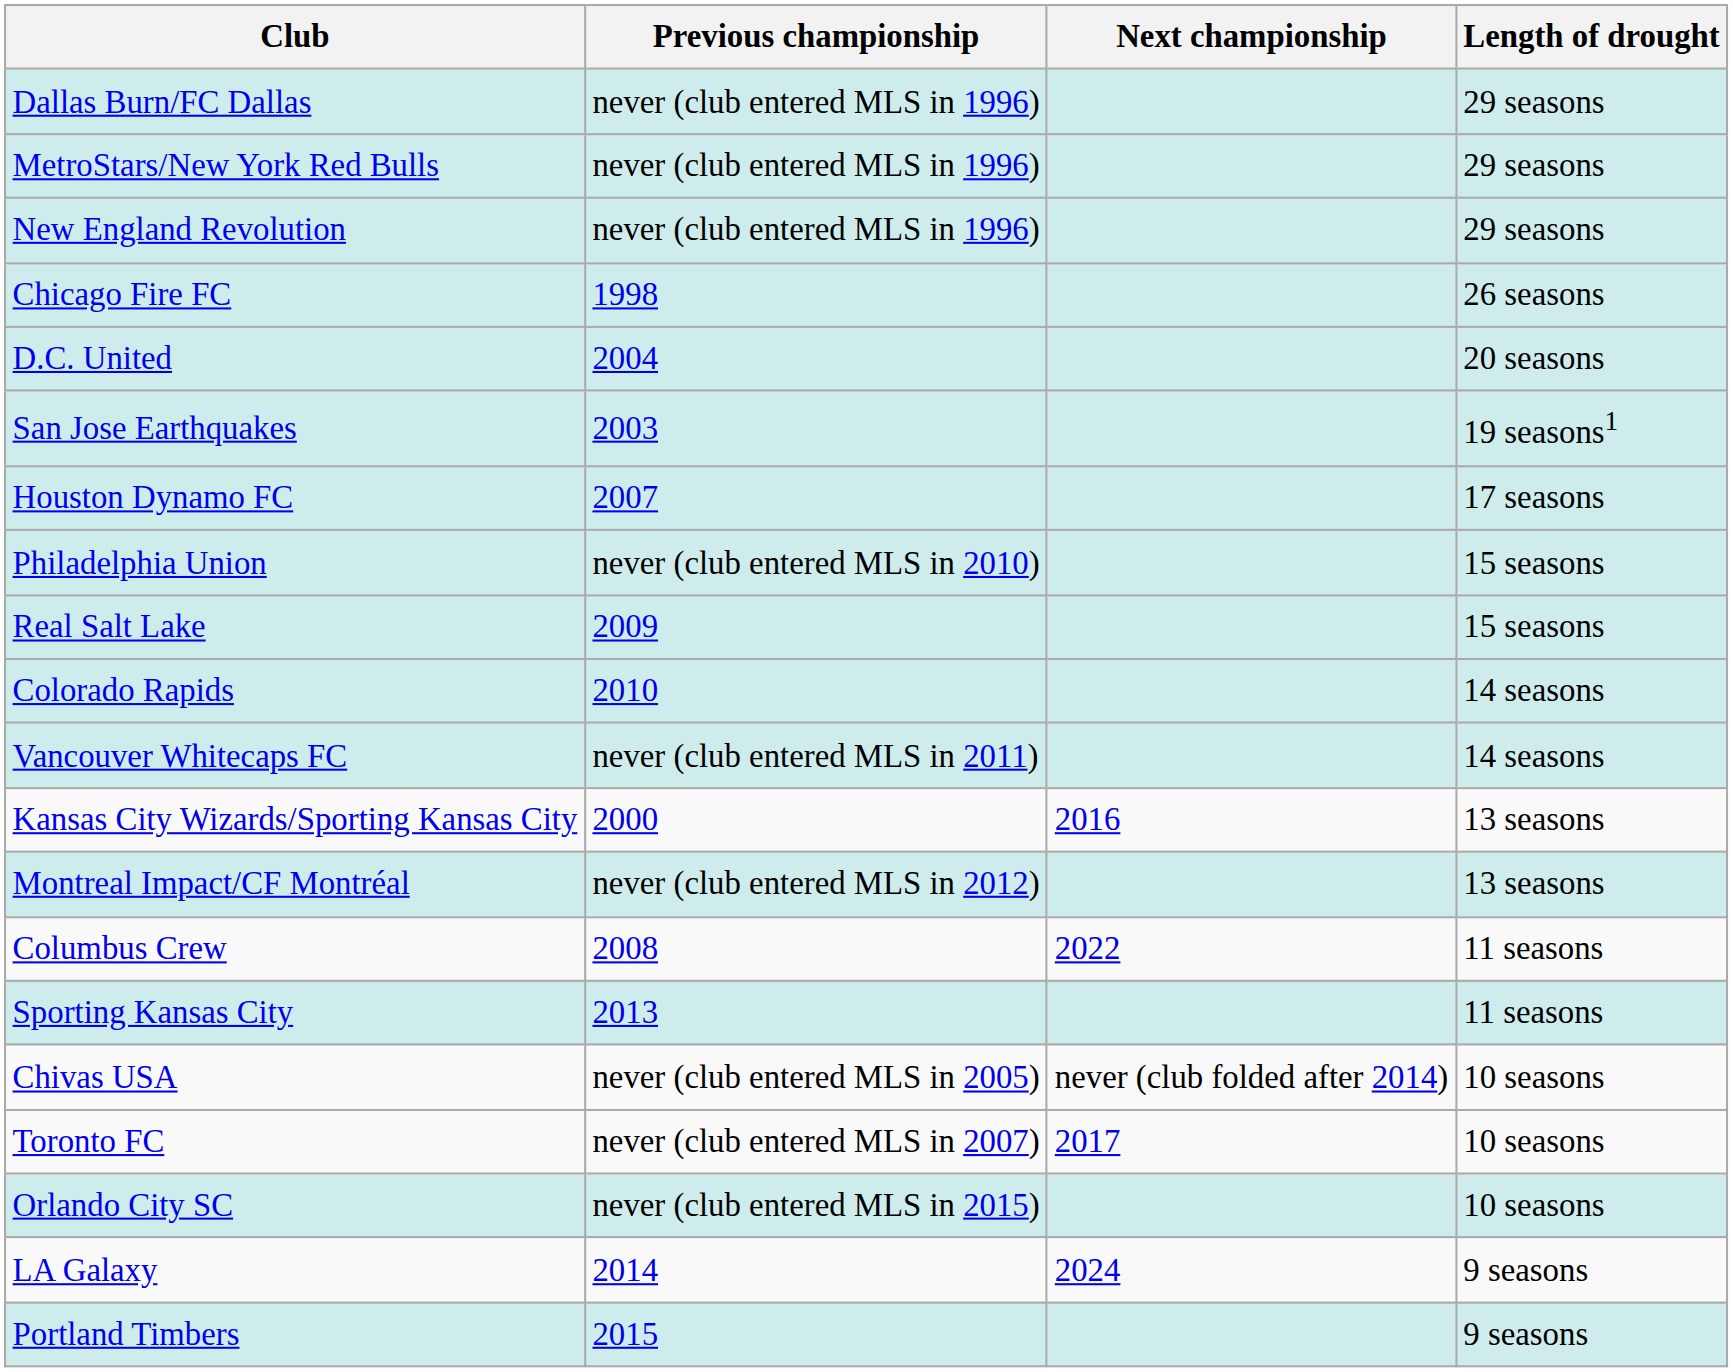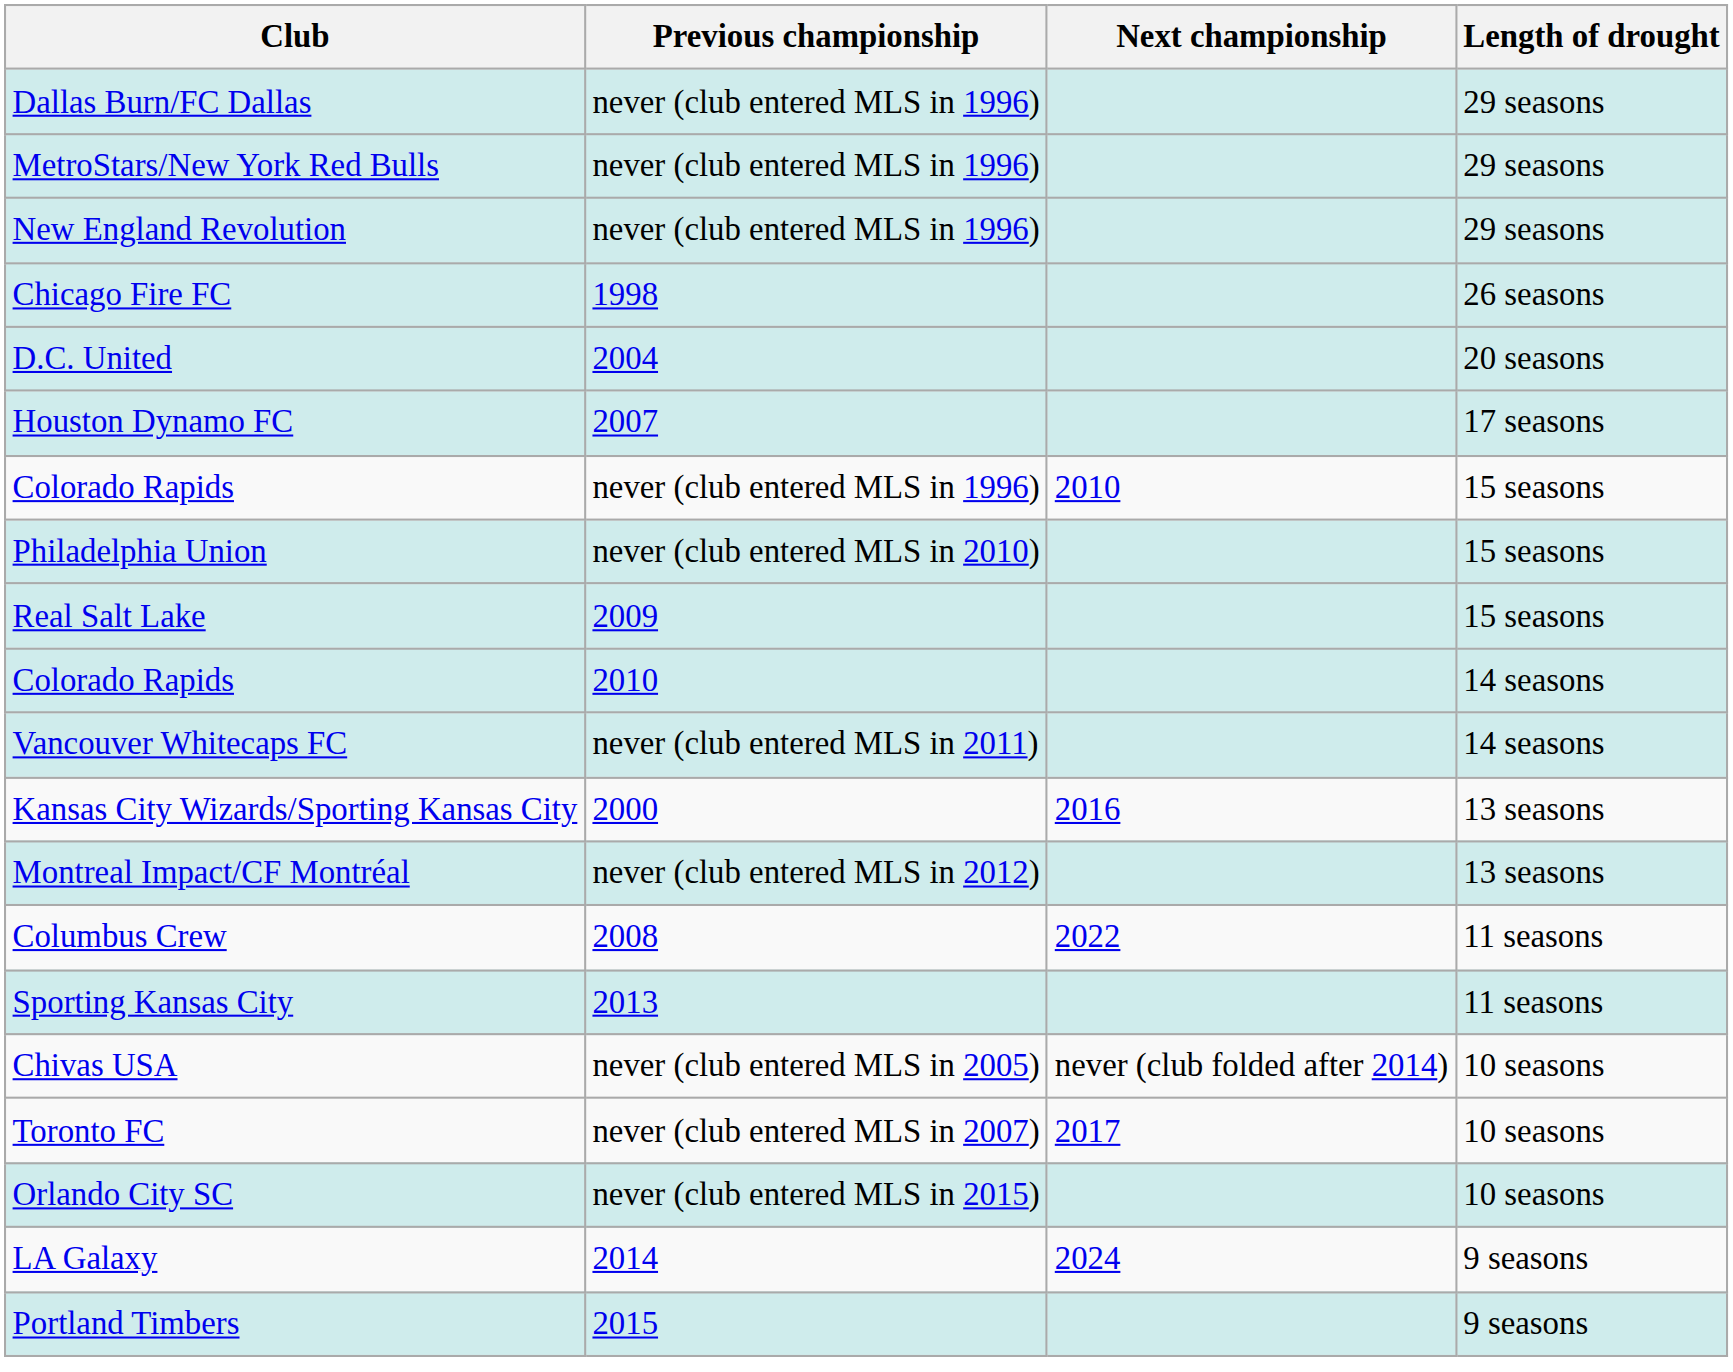- row: (155, 428)
+ row: (123, 486)
